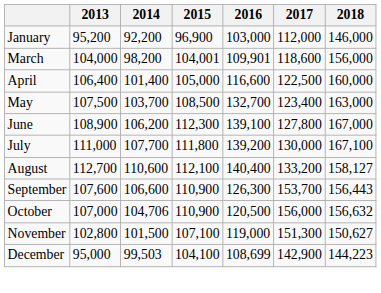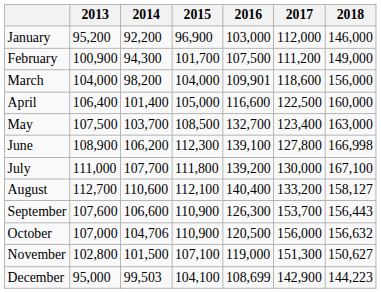+ row: (32, 59)
(197, 59) 104,001 -> (197, 80) 104,000
(350, 124) 167,000 -> (350, 146) 166,998
